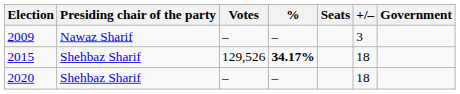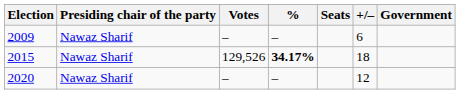(360, 36) 3 -> (360, 36) 6
(100, 57) Shehbaz Sharif -> (96, 57) Nawaz Sharif
(100, 78) Shehbaz Sharif -> (96, 78) Nawaz Sharif
(363, 78) 18 -> (363, 78) 12
